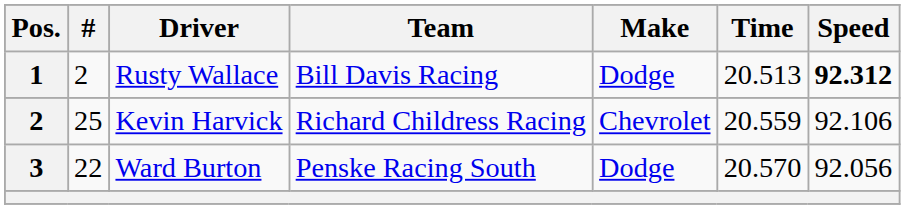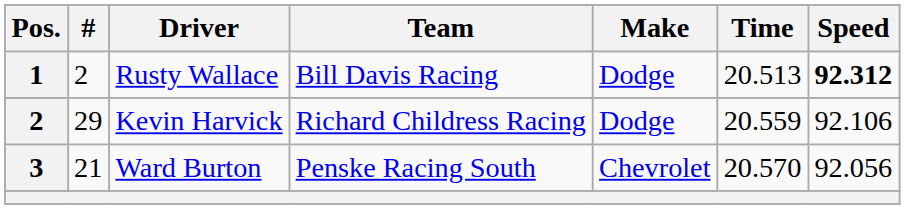(88, 121) 25 -> (88, 121) 29
(655, 121) Chevrolet -> (637, 121) Dodge
(88, 167) 22 -> (88, 167) 21
(637, 167) Dodge -> (655, 167) Chevrolet
